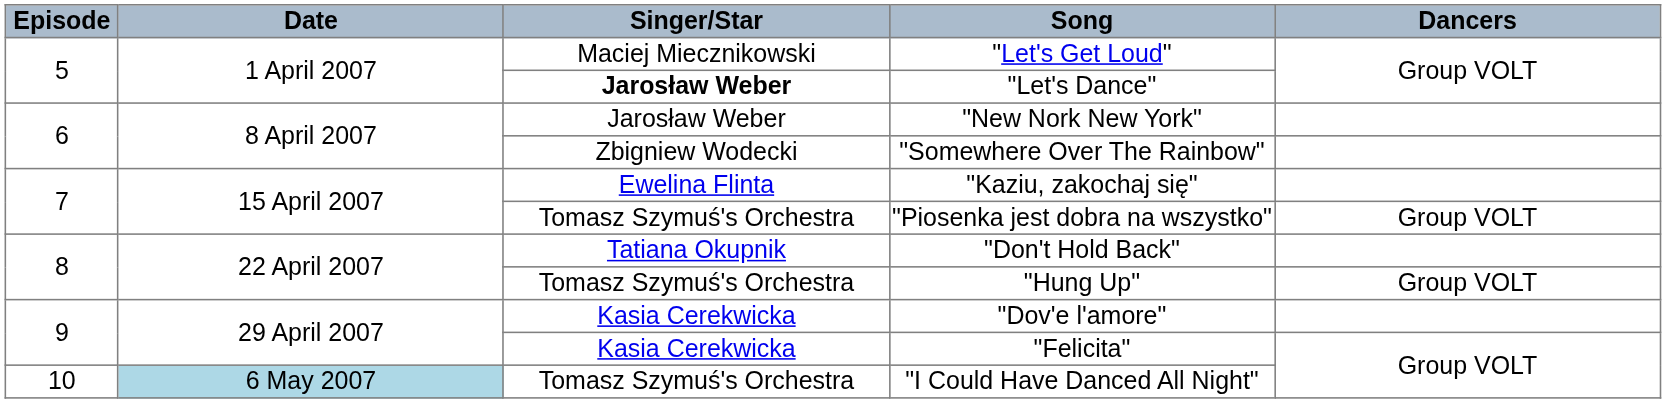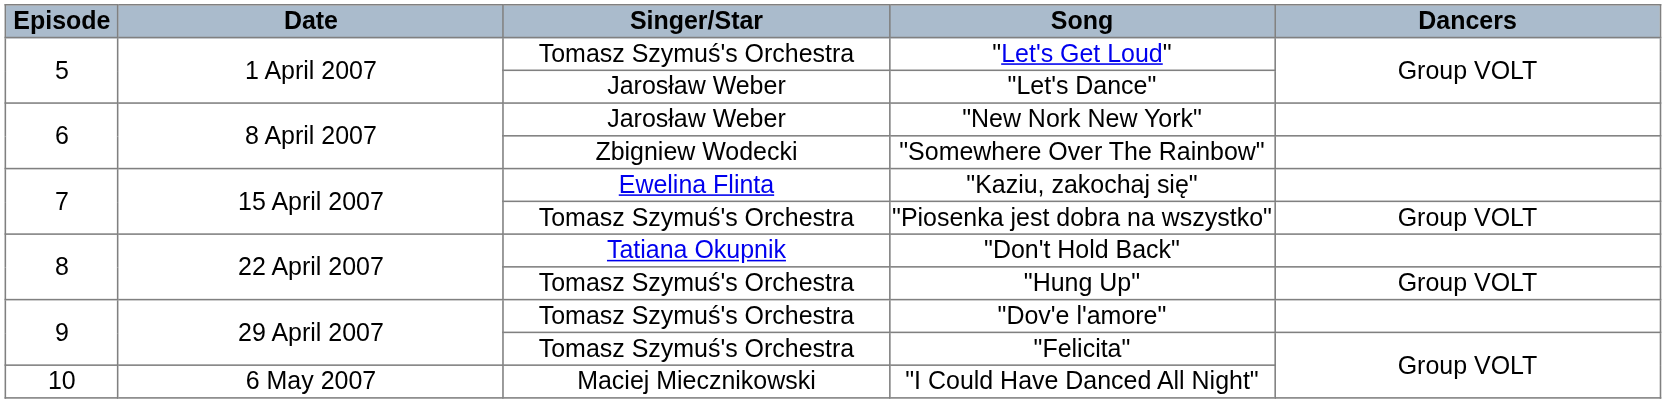(696, 53) Maciej Miecznikowski -> (696, 53) Tomasz Szymuś's Orchestra
(696, 86) bold -> (696, 86) normal
(696, 315) Kasia Cerekwicka -> (696, 315) Tomasz Szymuś's Orchestra
(696, 348) Kasia Cerekwicka -> (696, 348) Tomasz Szymuś's Orchestra
(311, 381) lightblue background -> (311, 381) no background
(696, 381) Tomasz Szymuś's Orchestra -> (696, 381) Maciej Miecznikowski
